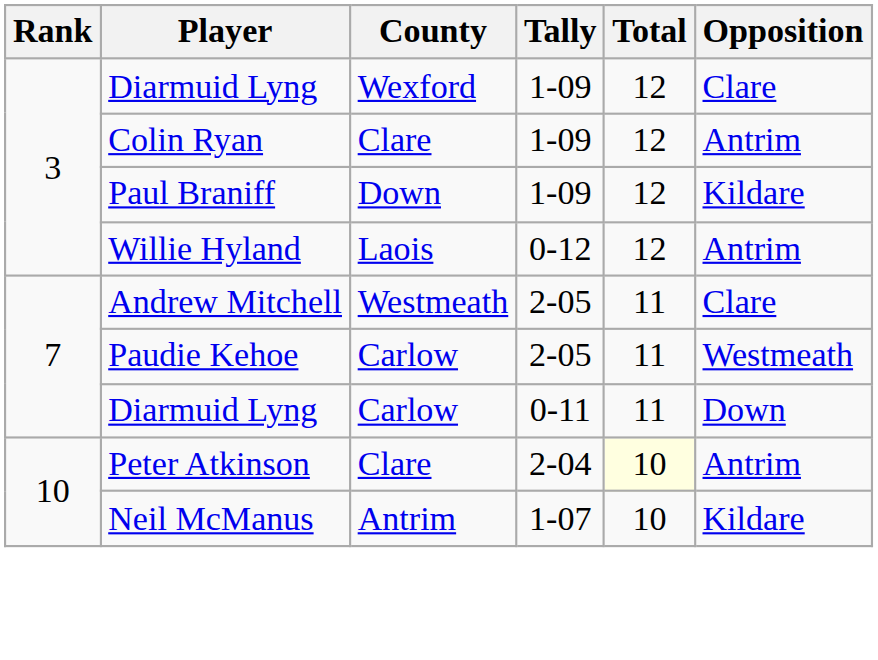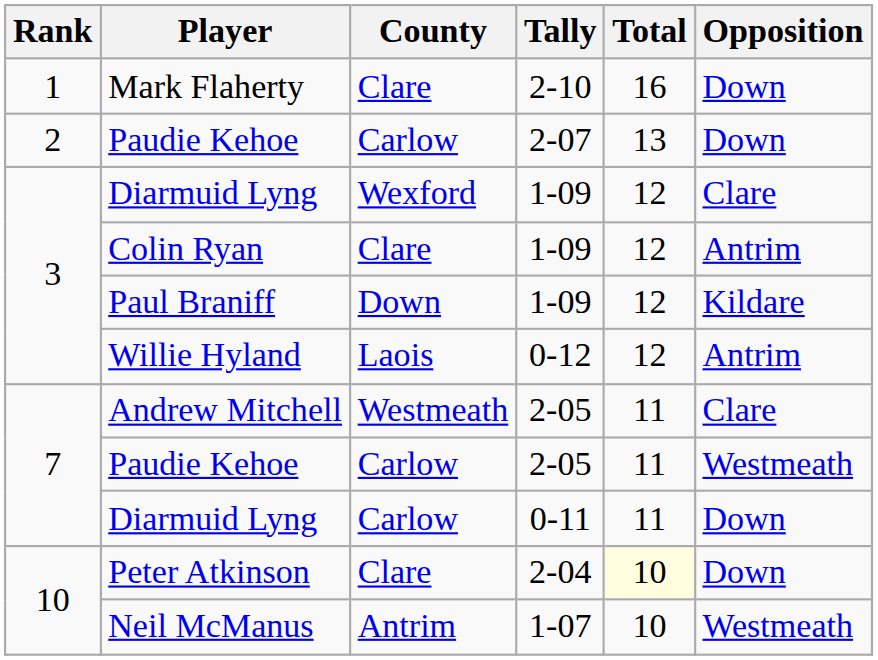+ row: (206, 85)
+ row: (203, 139)
(752, 463) Antrim -> (744, 572) Down
(754, 517) Kildare -> (778, 626) Westmeath
